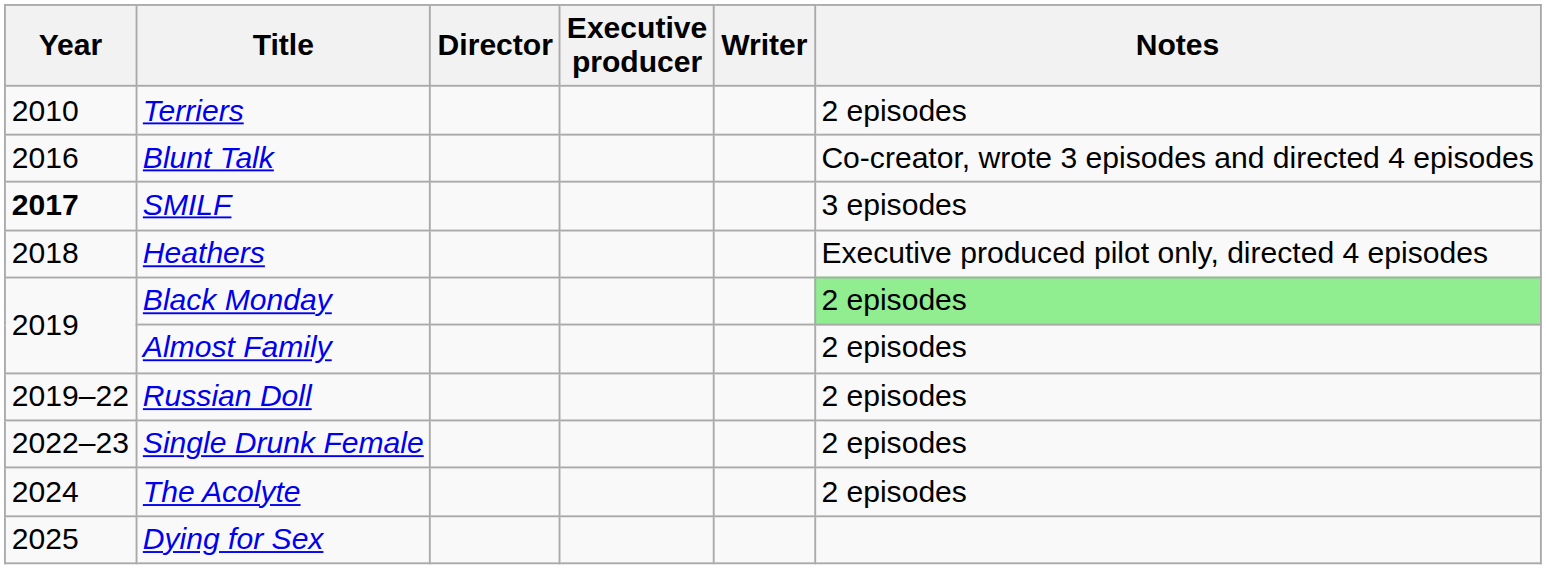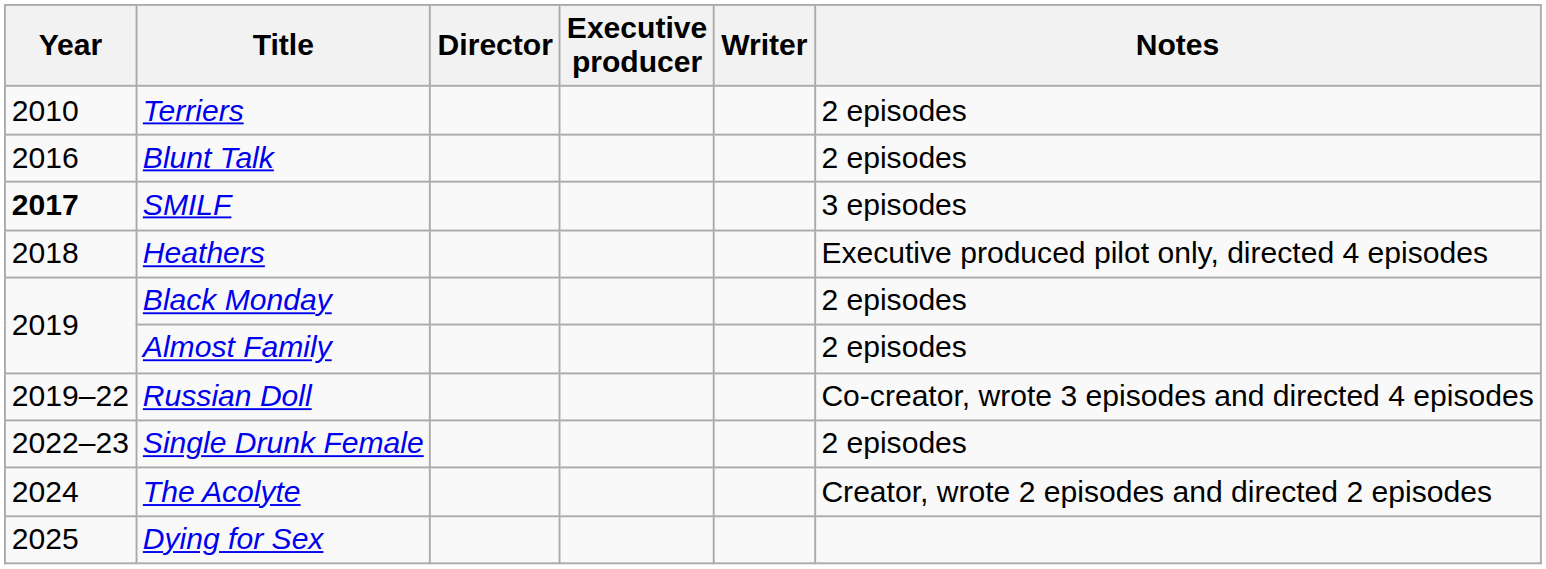(1178, 157) Co-creator, wrote 3 episodes and directed 4 episodes -> (894, 157) 2 episodes
(894, 300) lightgreen background -> (894, 300) no background
(894, 396) 2 episodes -> (1178, 396) Co-creator, wrote 3 episodes and directed 4 episodes
(894, 491) 2 episodes -> (1157, 491) Creator, wrote 2 episodes and directed 2 episodes
